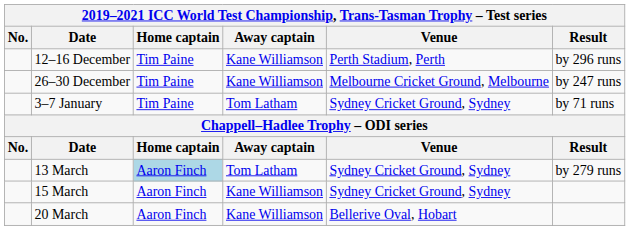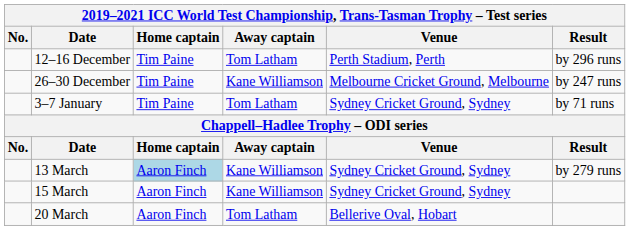(274, 59) Kane Williamson -> (262, 59) Tom Latham
(262, 170) Tom Latham -> (274, 170) Kane Williamson
(274, 214) Kane Williamson -> (262, 214) Tom Latham
